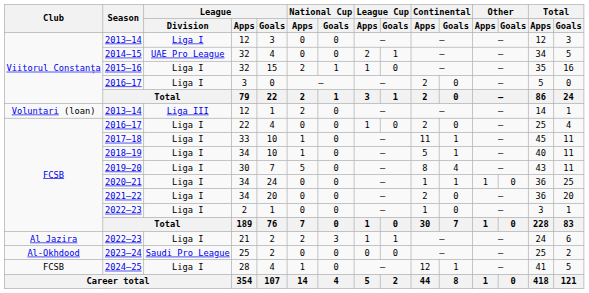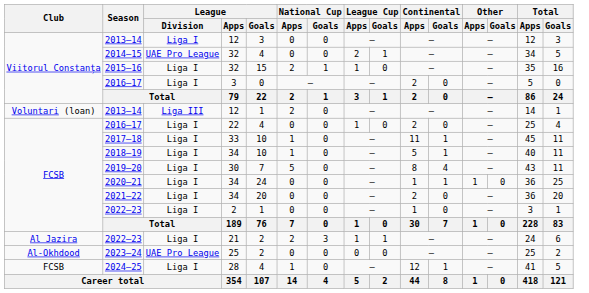(188, 253) Saudi Pro League -> (183, 253) UAE Pro League
